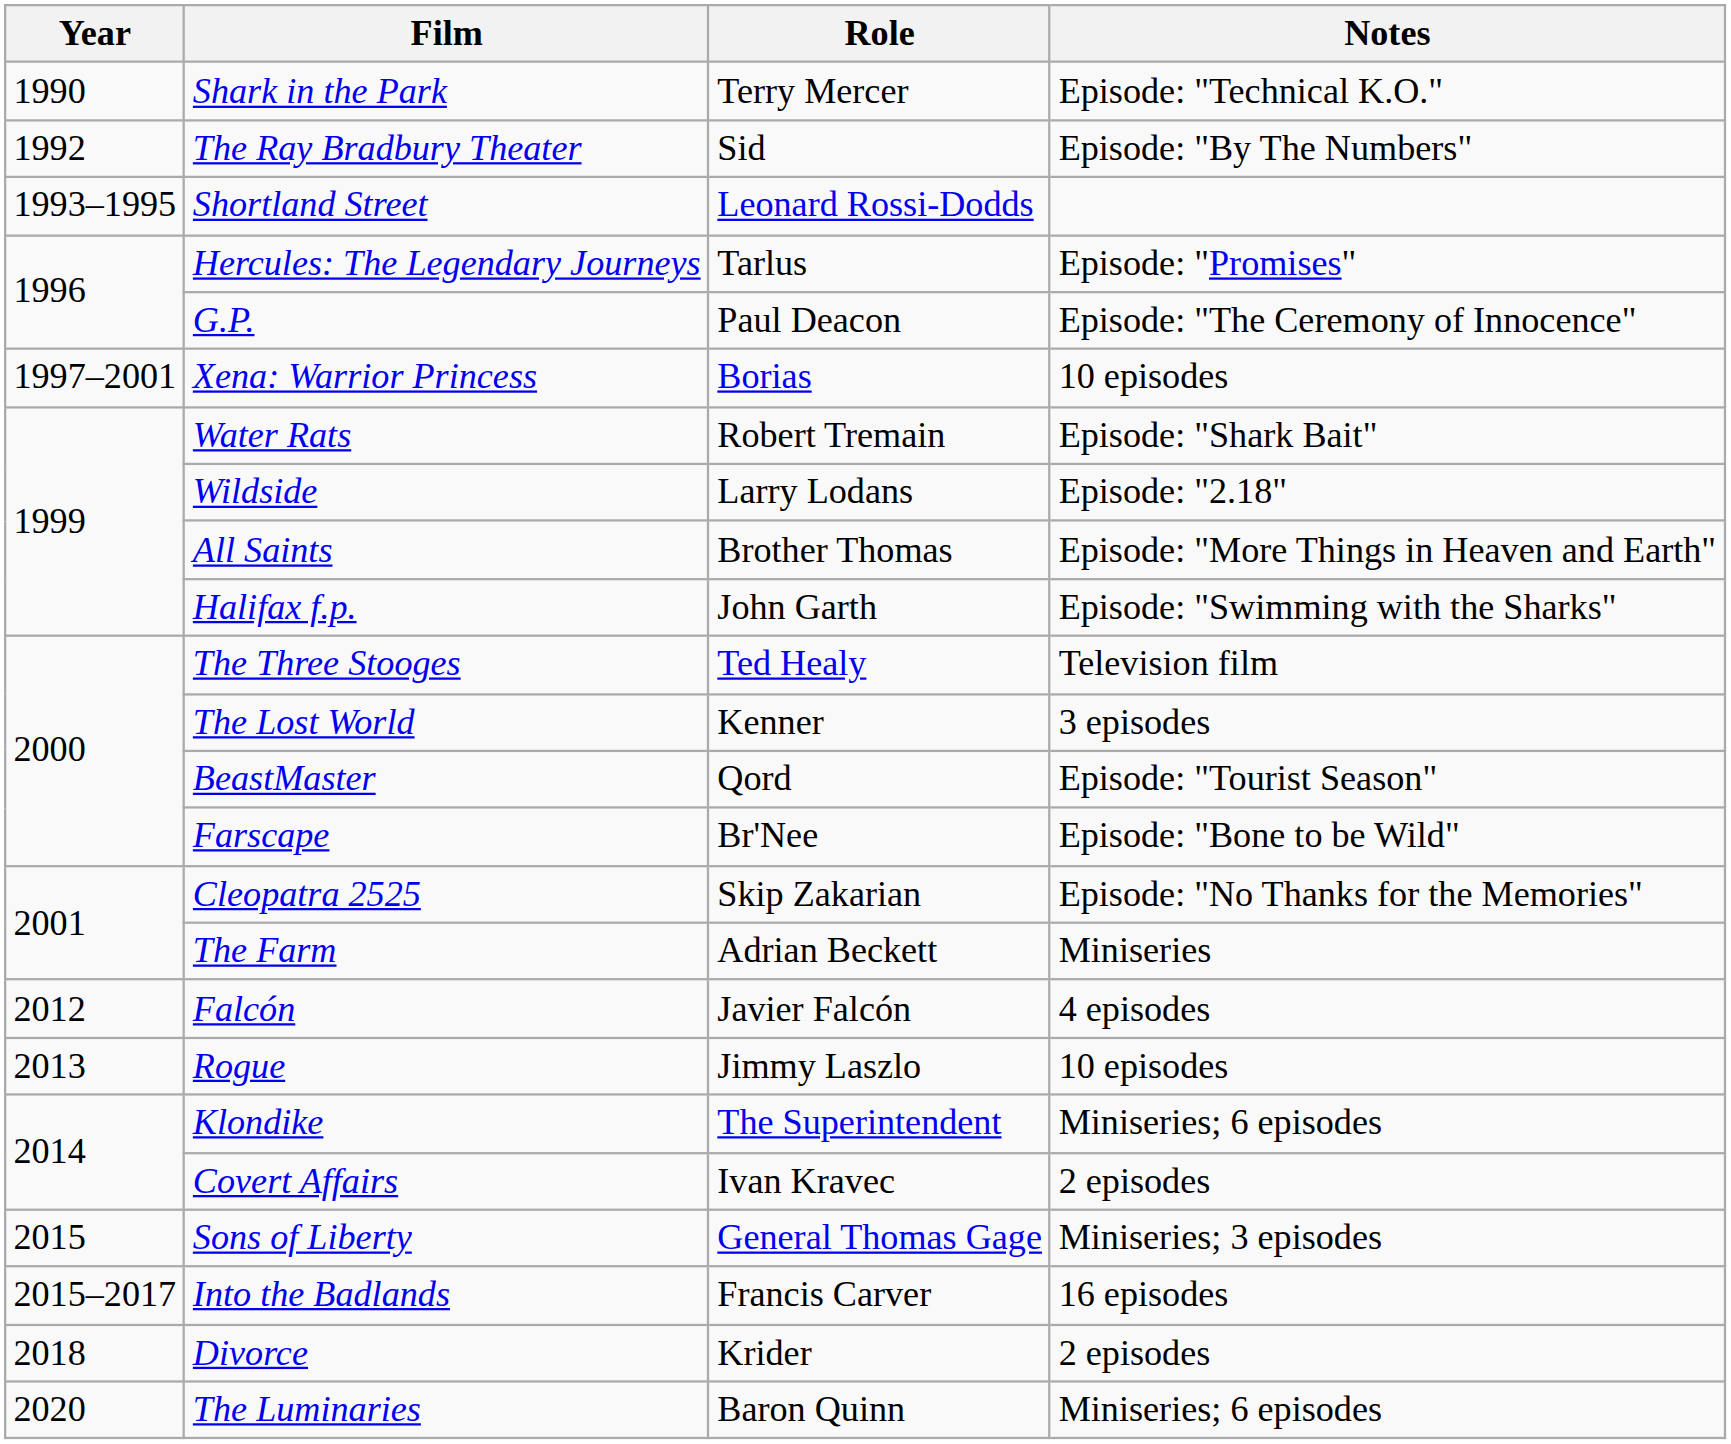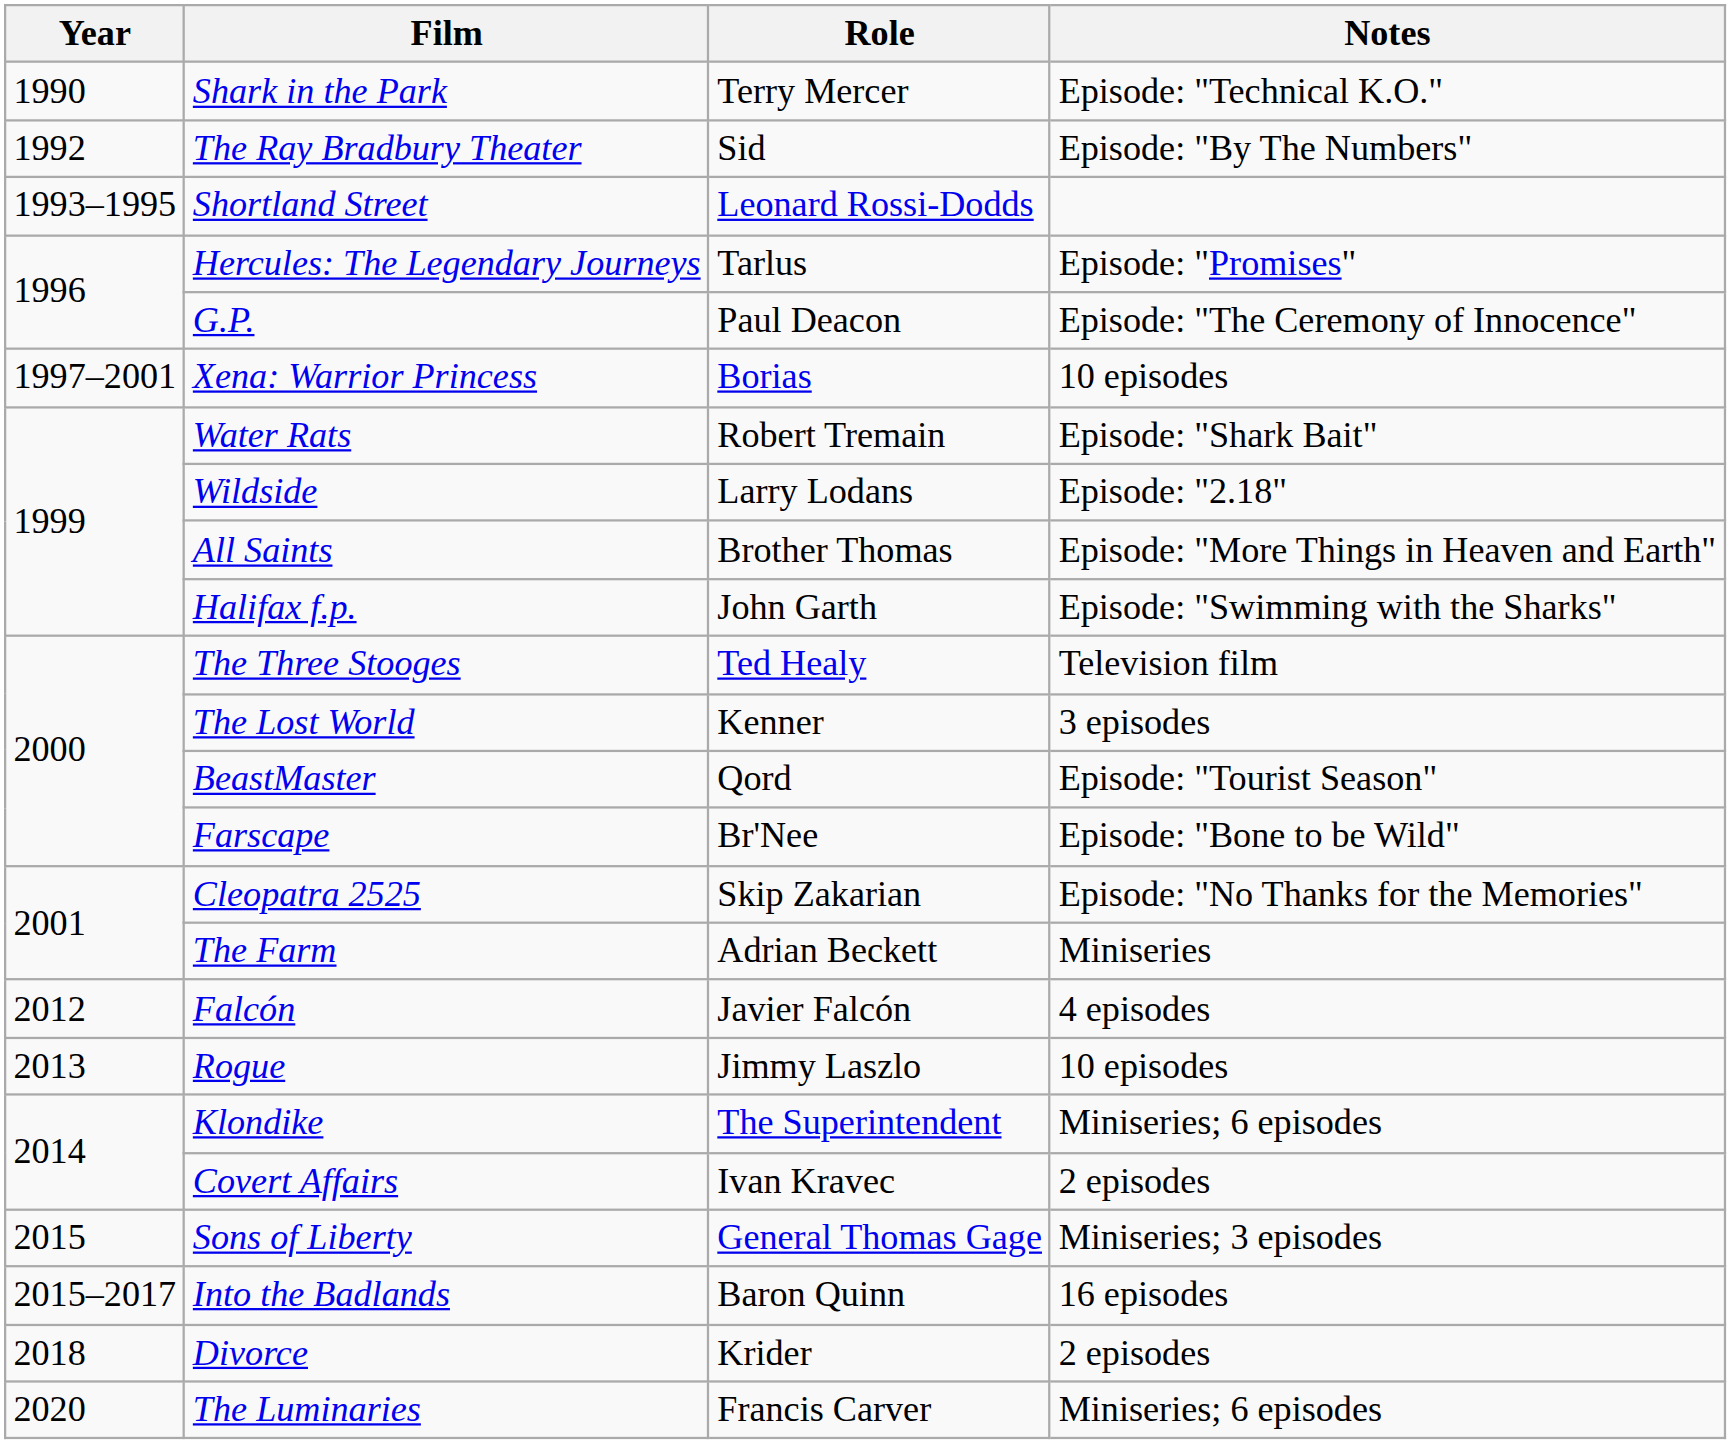(824, 1294) Francis Carver -> (811, 1294) Baron Quinn
(811, 1409) Baron Quinn -> (824, 1409) Francis Carver
